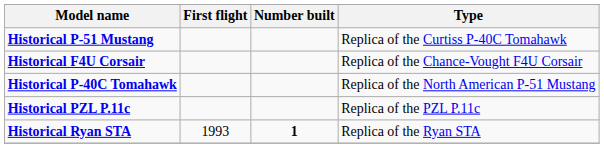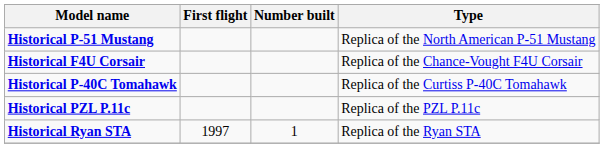(454, 39) Replica of the Curtiss P-40C Tomahawk -> (468, 39) Replica of the North American P-51 Mustang
(468, 85) Replica of the North American P-51 Mustang -> (454, 85) Replica of the Curtiss P-40C Tomahawk
(215, 131) 1993 -> (215, 131) 1997
(294, 131) bold -> (294, 131) normal
